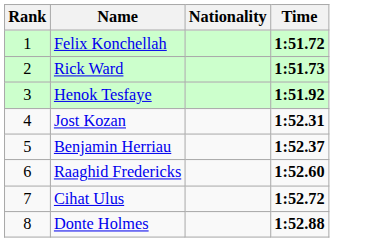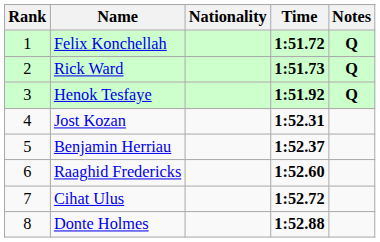+ column: (352, 17)
